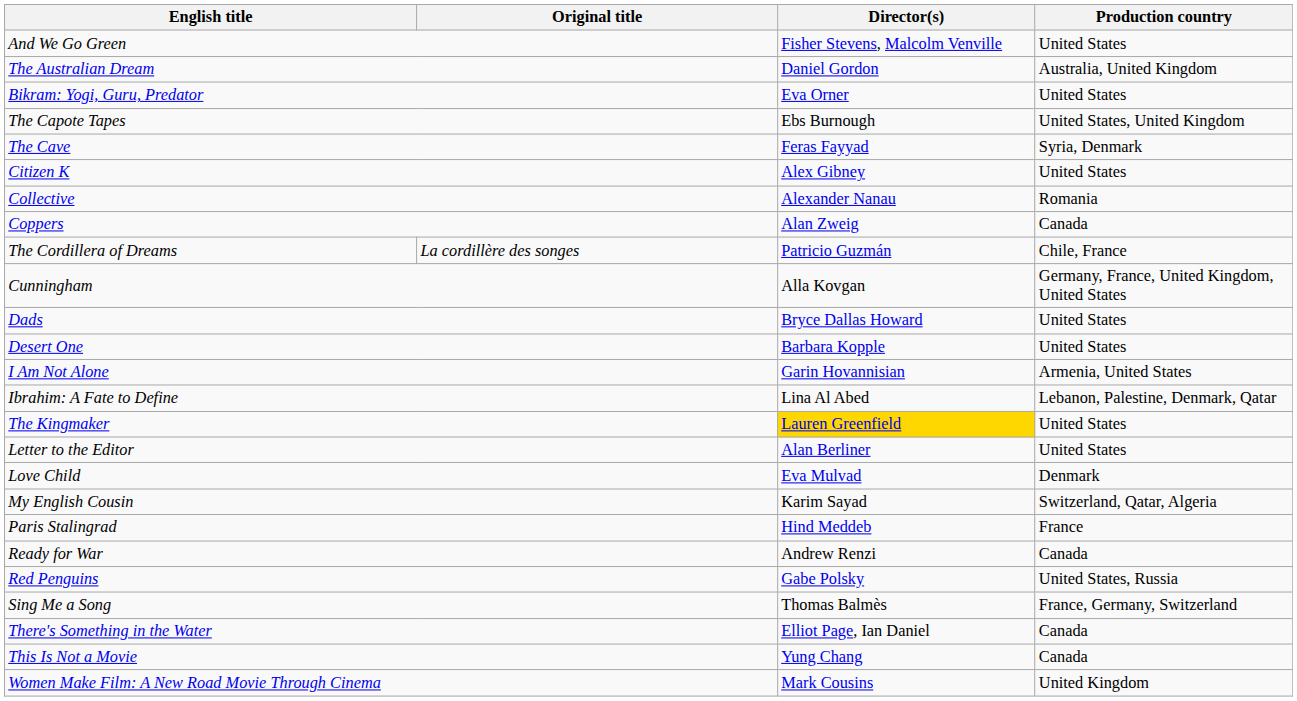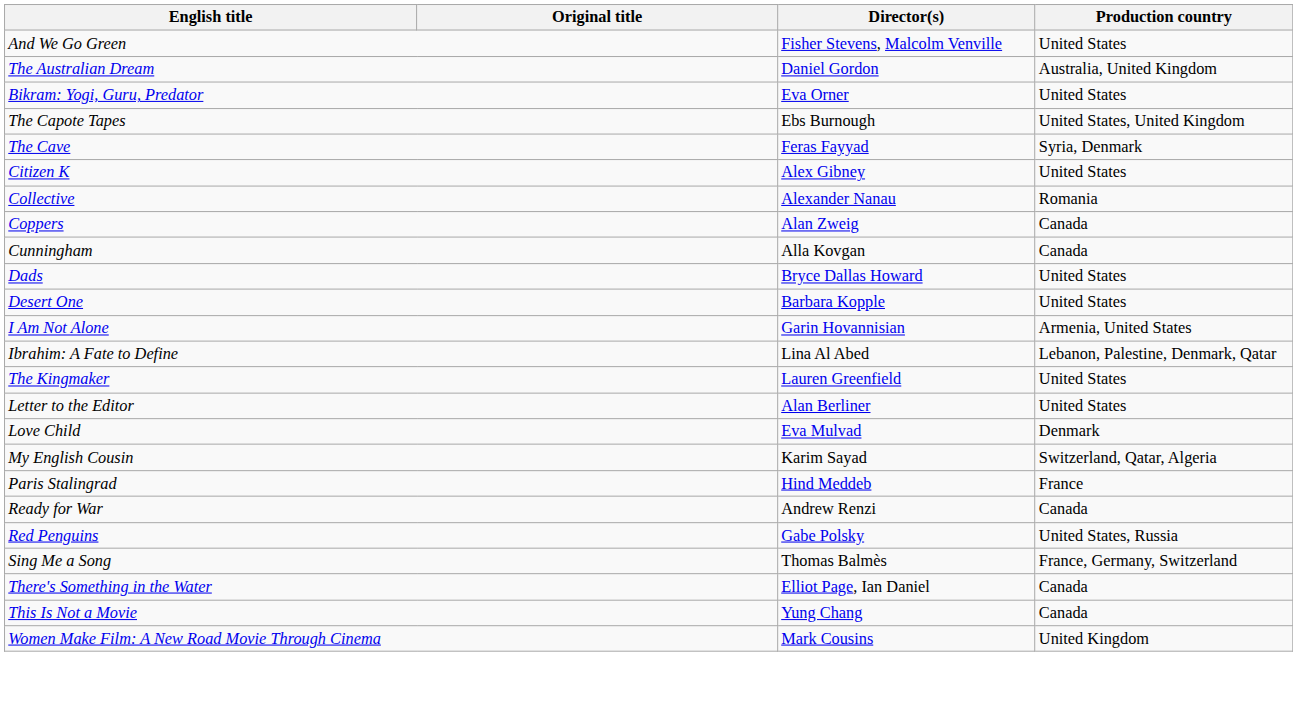- row: (93, 250)
(1156, 285) Germany, France, United Kingdom, United States -> (1063, 250) Canada
(841, 424) gold background -> (841, 379) no background
